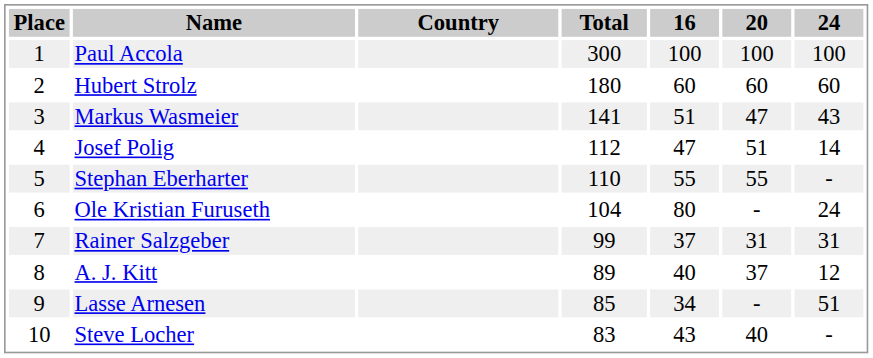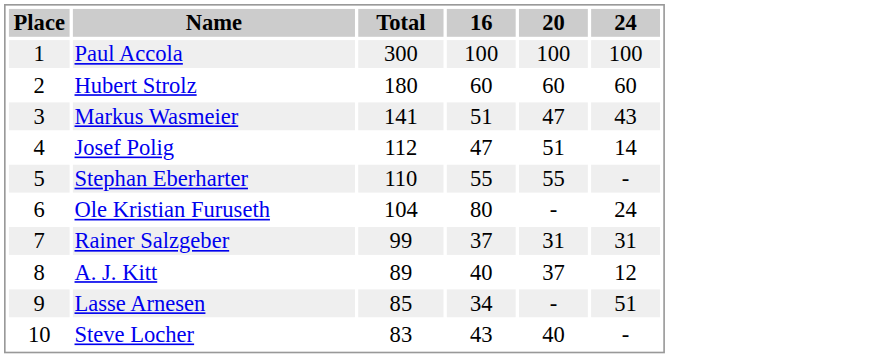- column: (458, 23)
